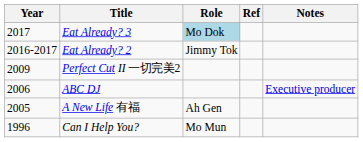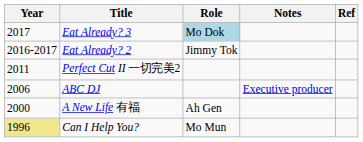columns swapped: (310, 13) <-> (251, 13)
(19, 69) 2009 -> (18, 69) 2011
(19, 108) 2005 -> (19, 108) 2000
(19, 127) no background -> (19, 127) khaki background
